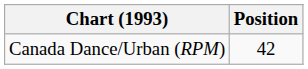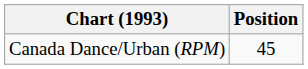(266, 49) 42 -> (266, 49) 45
